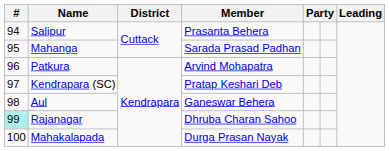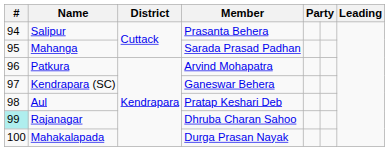(233, 84) Pratap Keshari Deb -> (229, 84) Ganeswar Behera
(229, 102) Ganeswar Behera -> (233, 102) Pratap Keshari Deb
